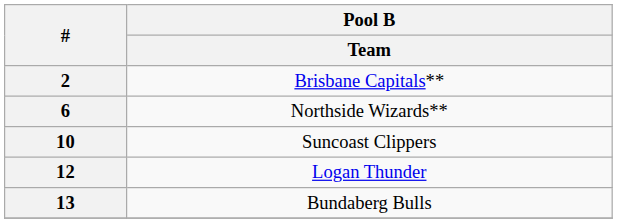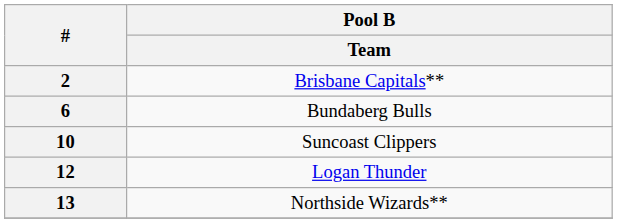(369, 111) Northside Wizards** -> (369, 111) Bundaberg Bulls
(369, 203) Bundaberg Bulls -> (369, 203) Northside Wizards**
